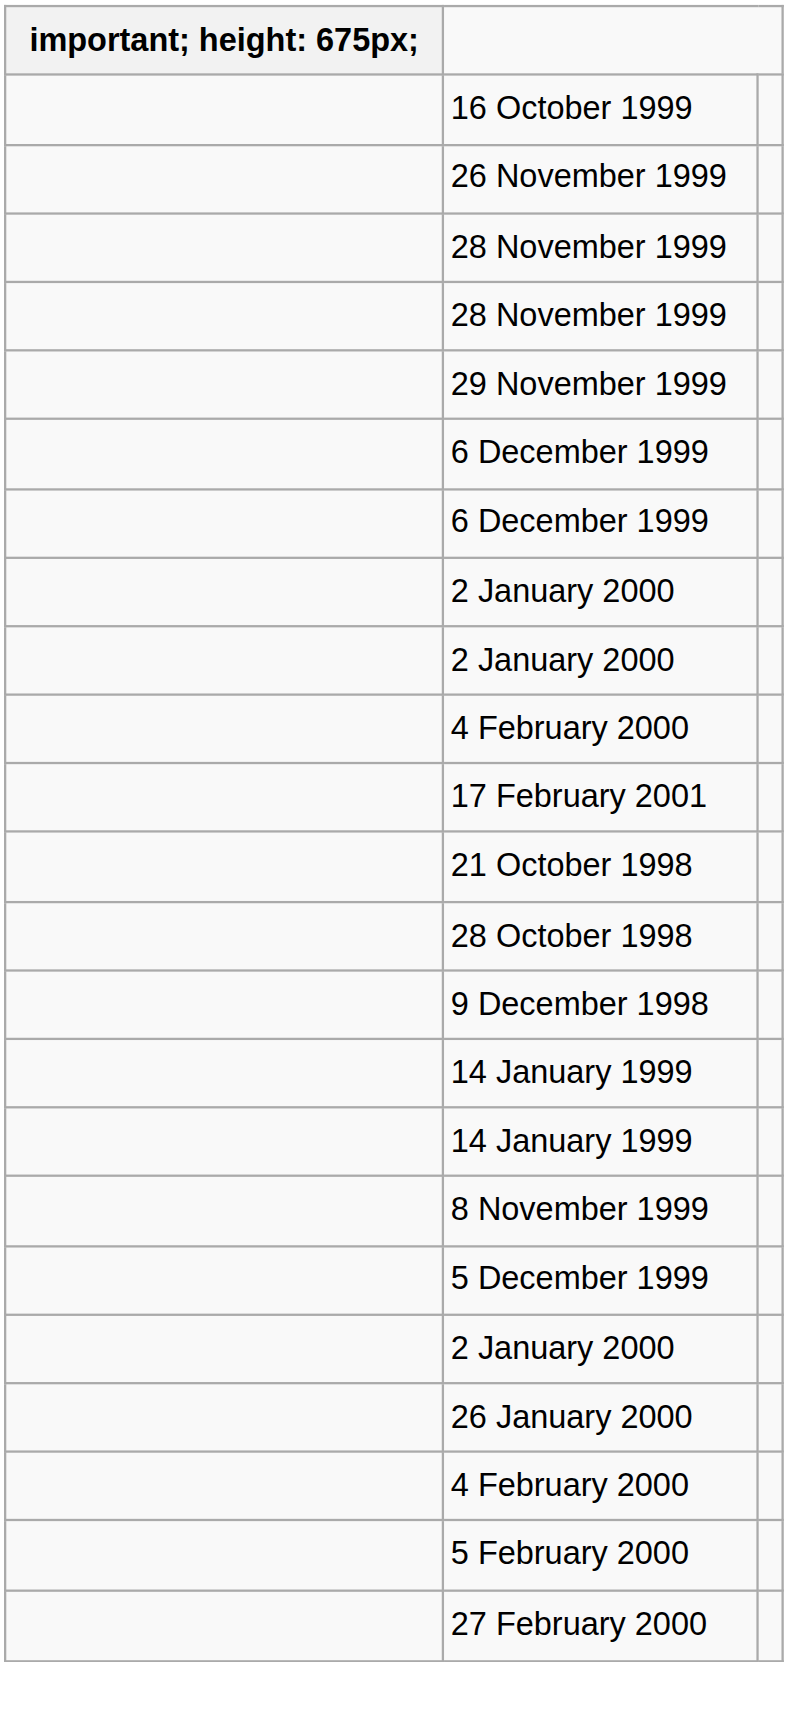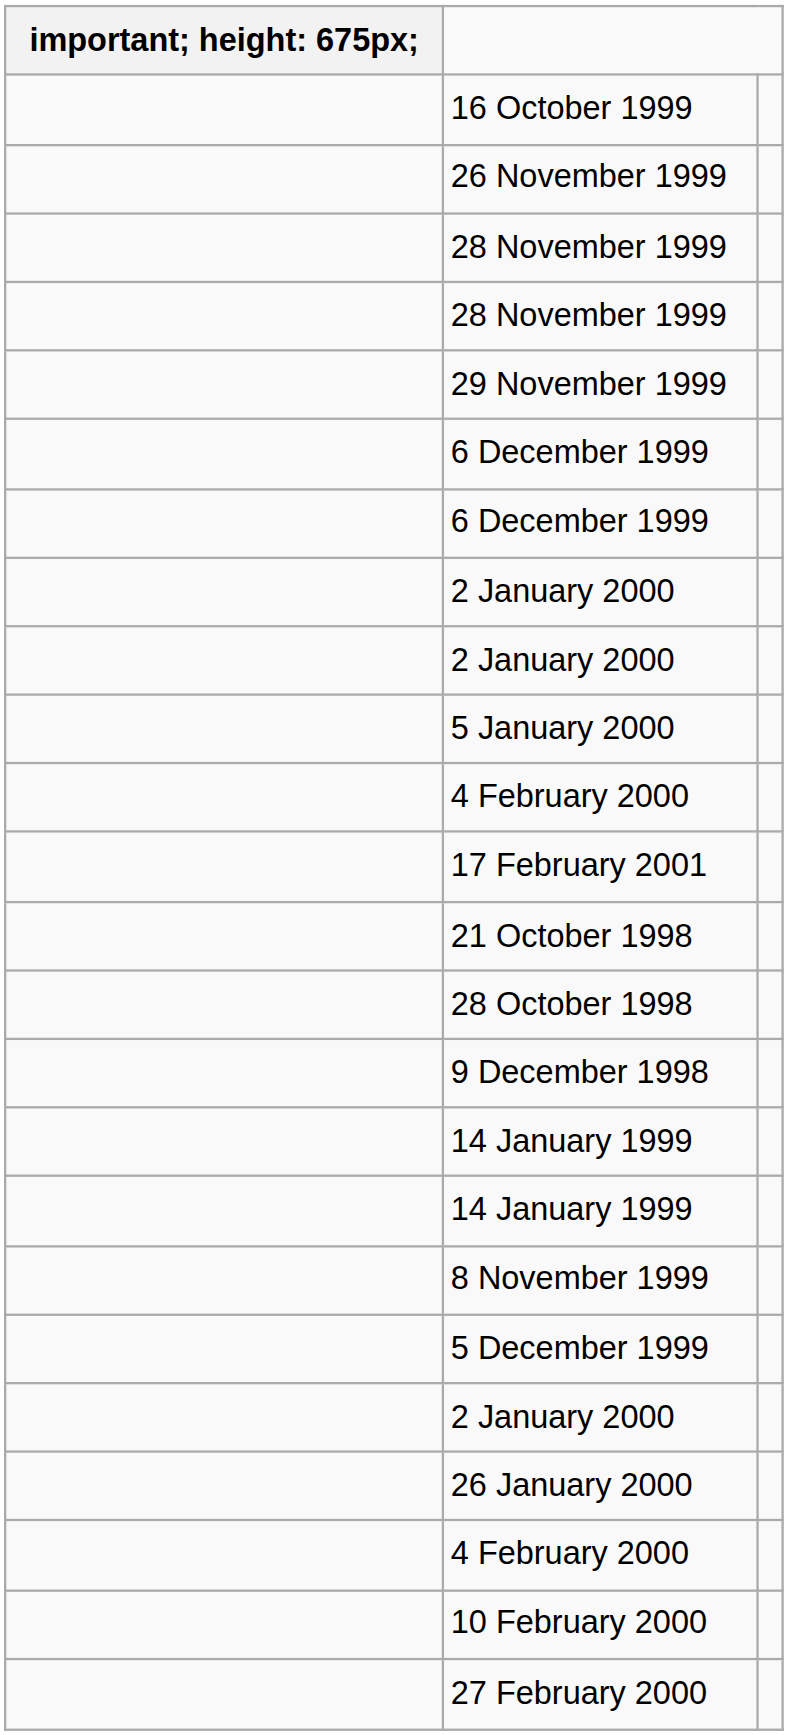+ row: (224, 729)
- row: (224, 1555)
+ row: (224, 1624)
